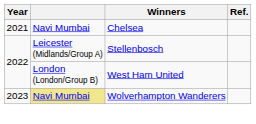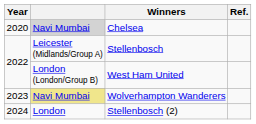(17, 27) 2021 -> (17, 27) 2020
(61, 27) no background -> (61, 27) lightgrey background
+ row: (143, 111)
